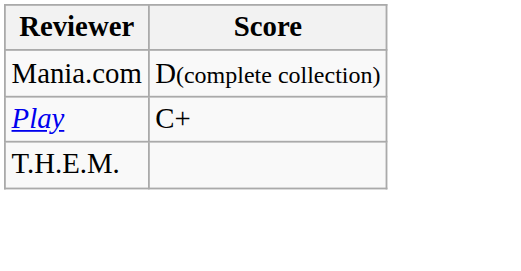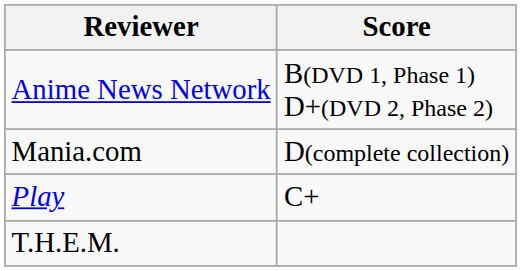+ row: (141, 89)
